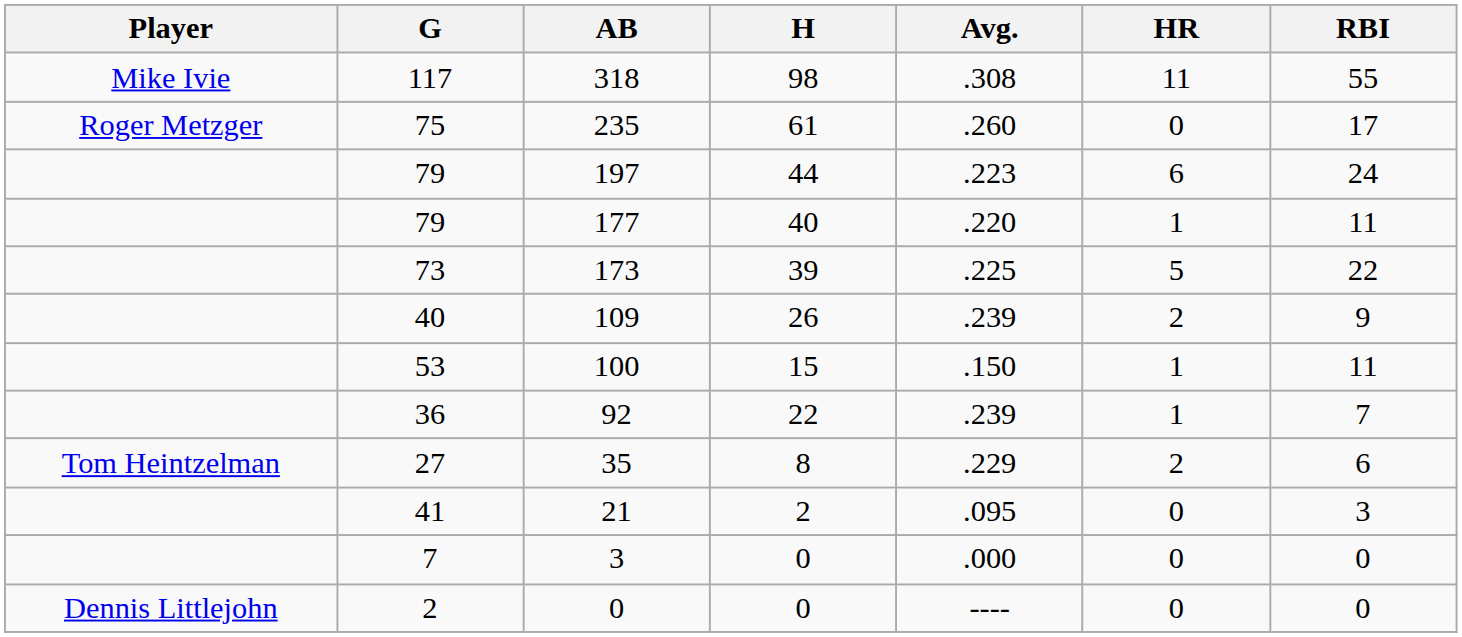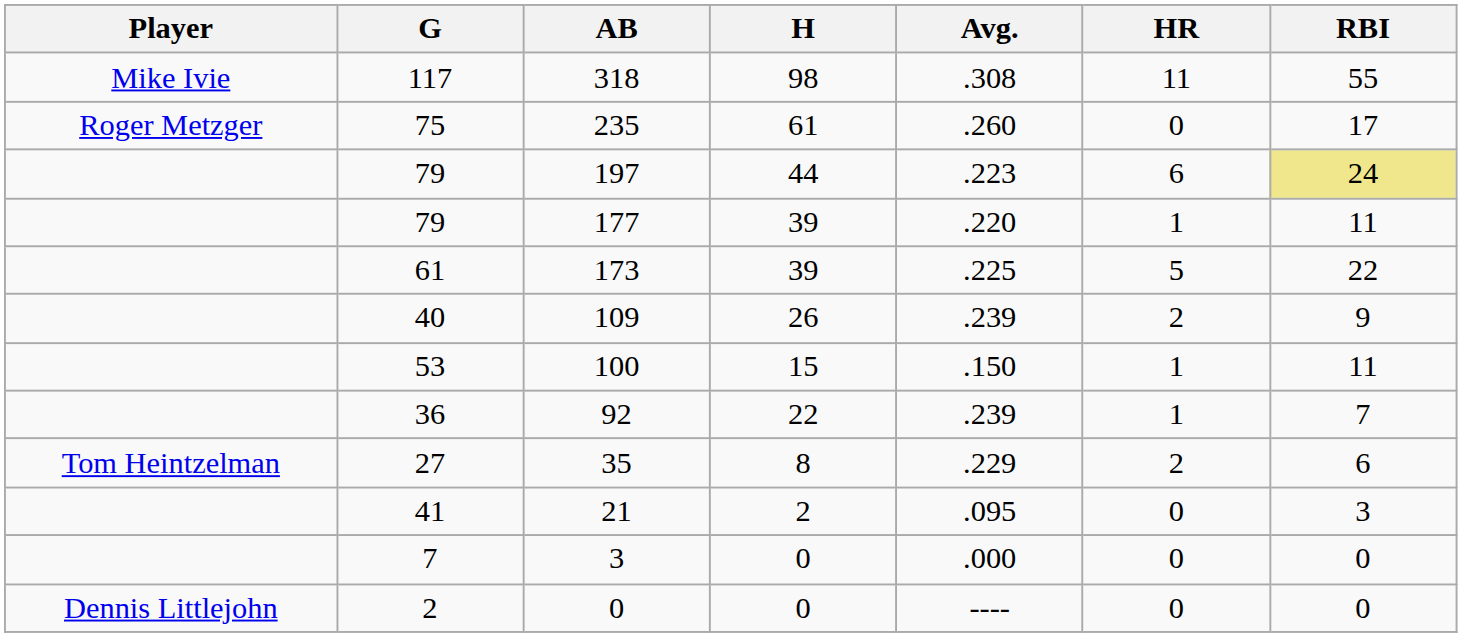(1363, 173) no background -> (1363, 173) khaki background
(803, 221) 40 -> (803, 221) 39
(430, 269) 73 -> (430, 269) 61
